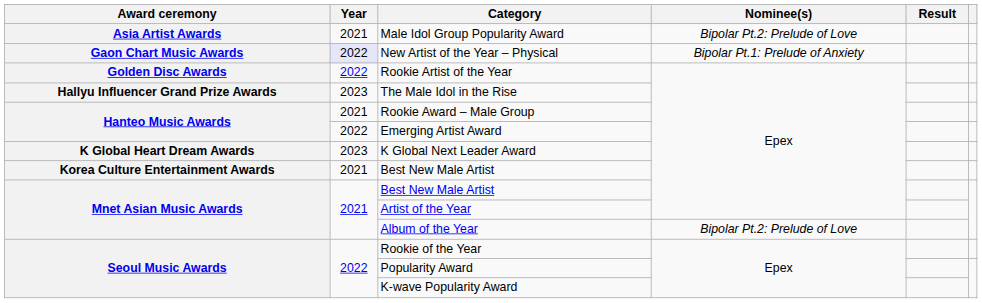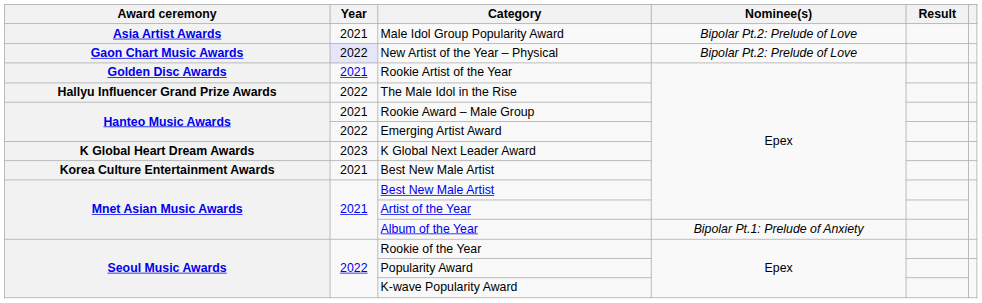(779, 53) Bipolar Pt.1: Prelude of Anxiety -> (779, 53) Bipolar Pt.2: Prelude of Love
(354, 72) 2022 -> (354, 72) 2021
(354, 92) 2023 -> (354, 92) 2022
(779, 229) Bipolar Pt.2: Prelude of Love -> (779, 229) Bipolar Pt.1: Prelude of Anxiety
